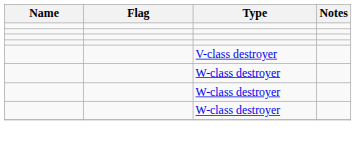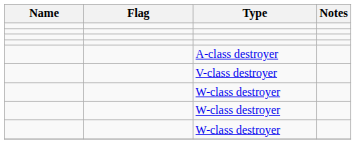+ row: (44, 54)
